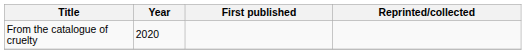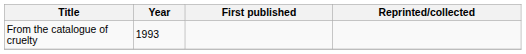(147, 35) 2020 -> (147, 35) 1993
